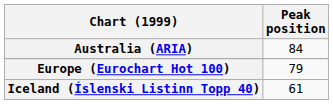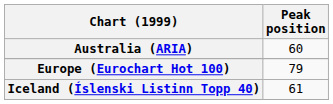(296, 49) 84 -> (296, 49) 60
